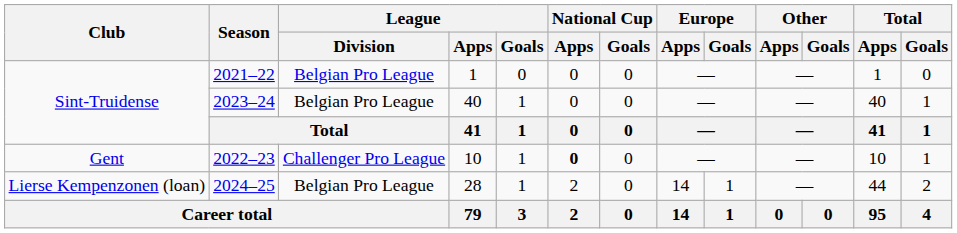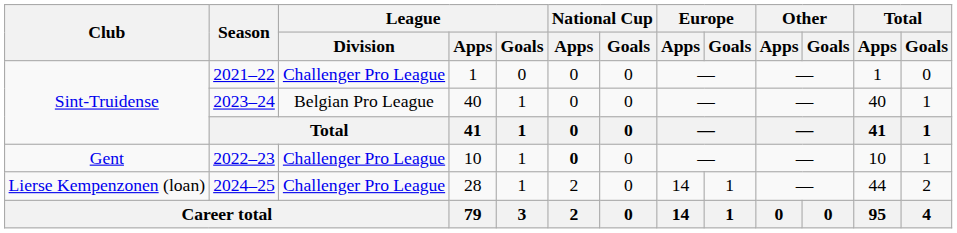(364, 74) Belgian Pro League -> (364, 74) Challenger Pro League
(364, 185) Belgian Pro League -> (364, 185) Challenger Pro League
